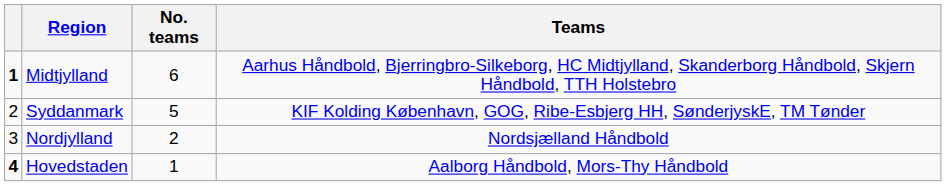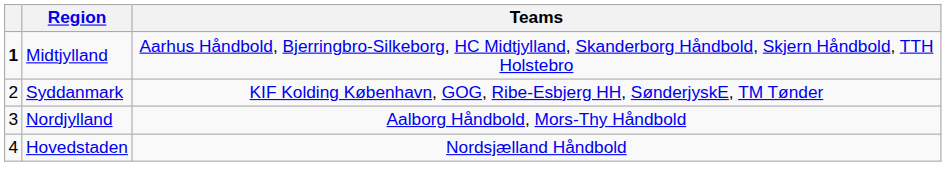- column: (174, 27)
(578, 139) Nordsjælland Håndbold -> (536, 119) Aalborg Håndbold, Mors-Thy Håndbold
(13, 166) bold -> (13, 147) normal
(578, 166) Aalborg Håndbold, Mors-Thy Håndbold -> (536, 147) Nordsjælland Håndbold
